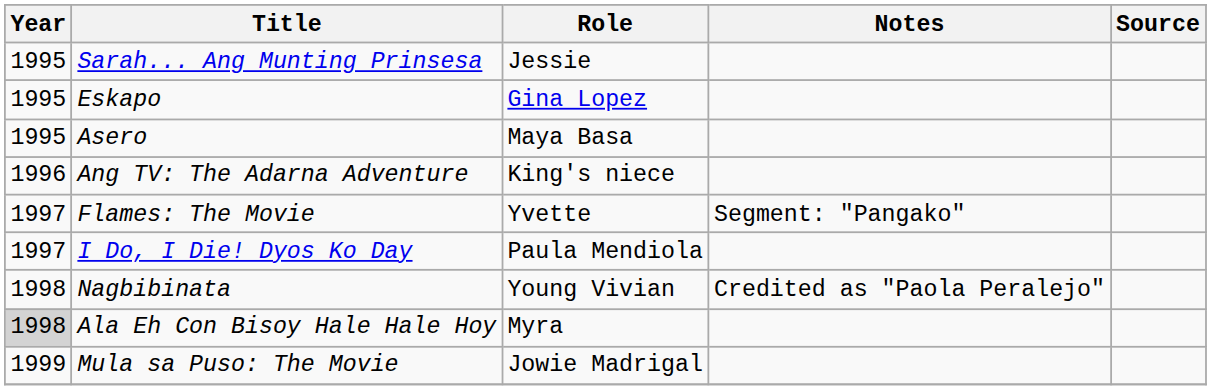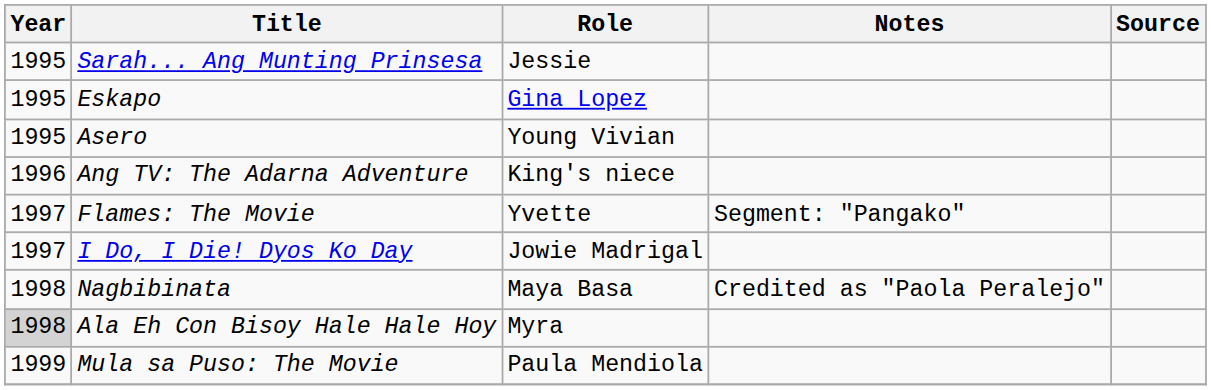(570, 138) Maya Basa -> (591, 138) Young Vivian
(605, 251) Paula Mendiola -> (605, 251) Jowie Madrigal
(591, 289) Young Vivian -> (570, 289) Maya Basa
(605, 365) Jowie Madrigal -> (605, 365) Paula Mendiola
